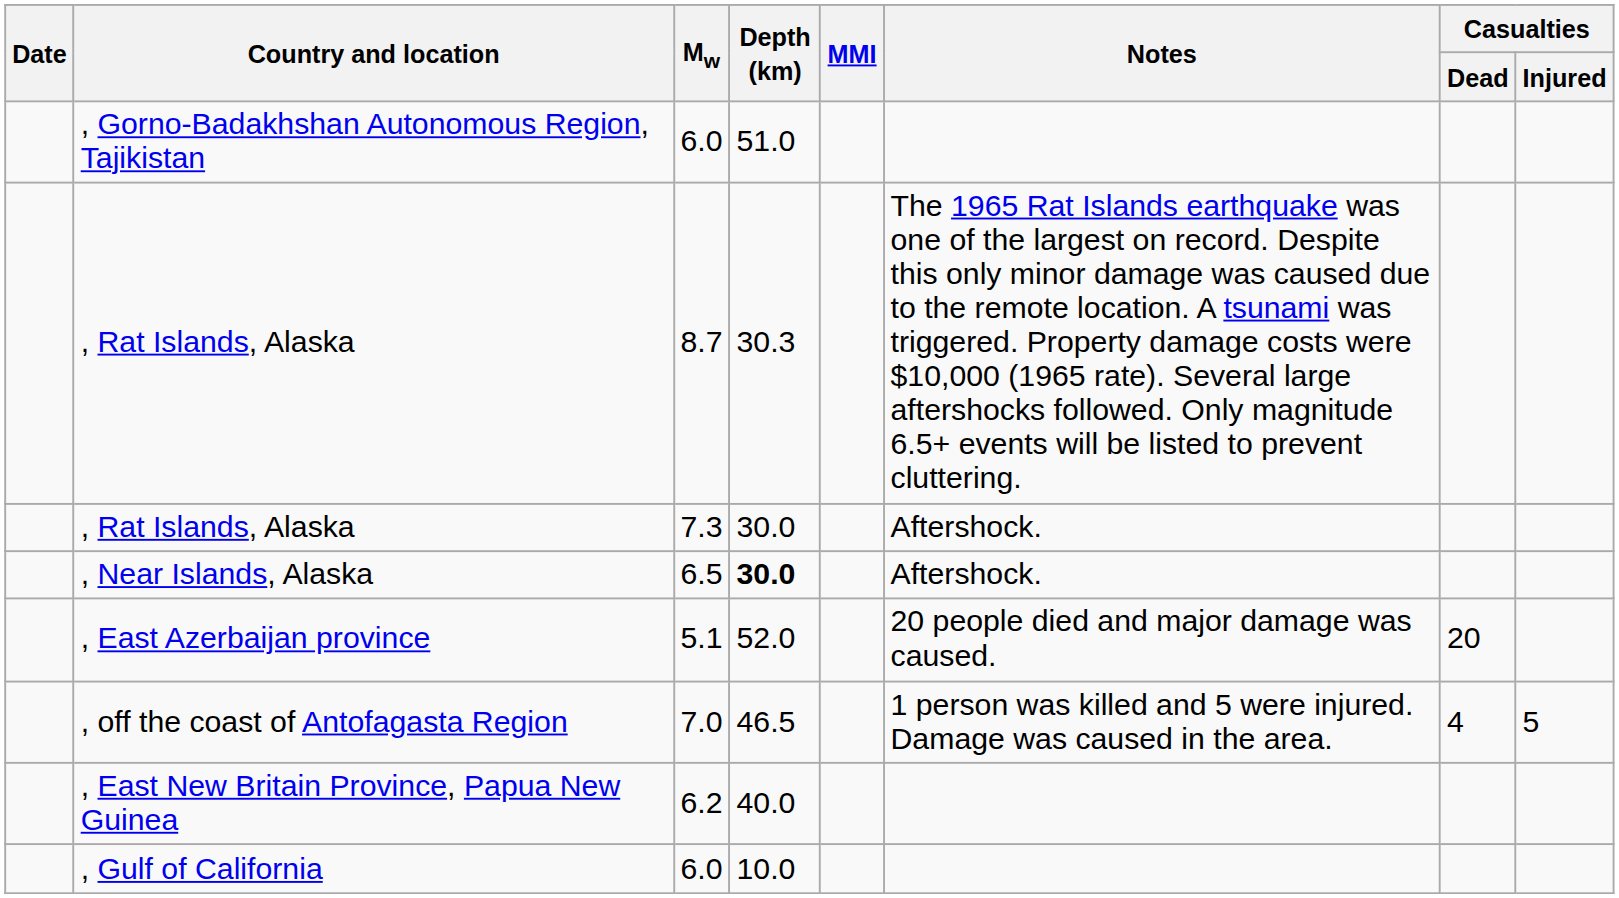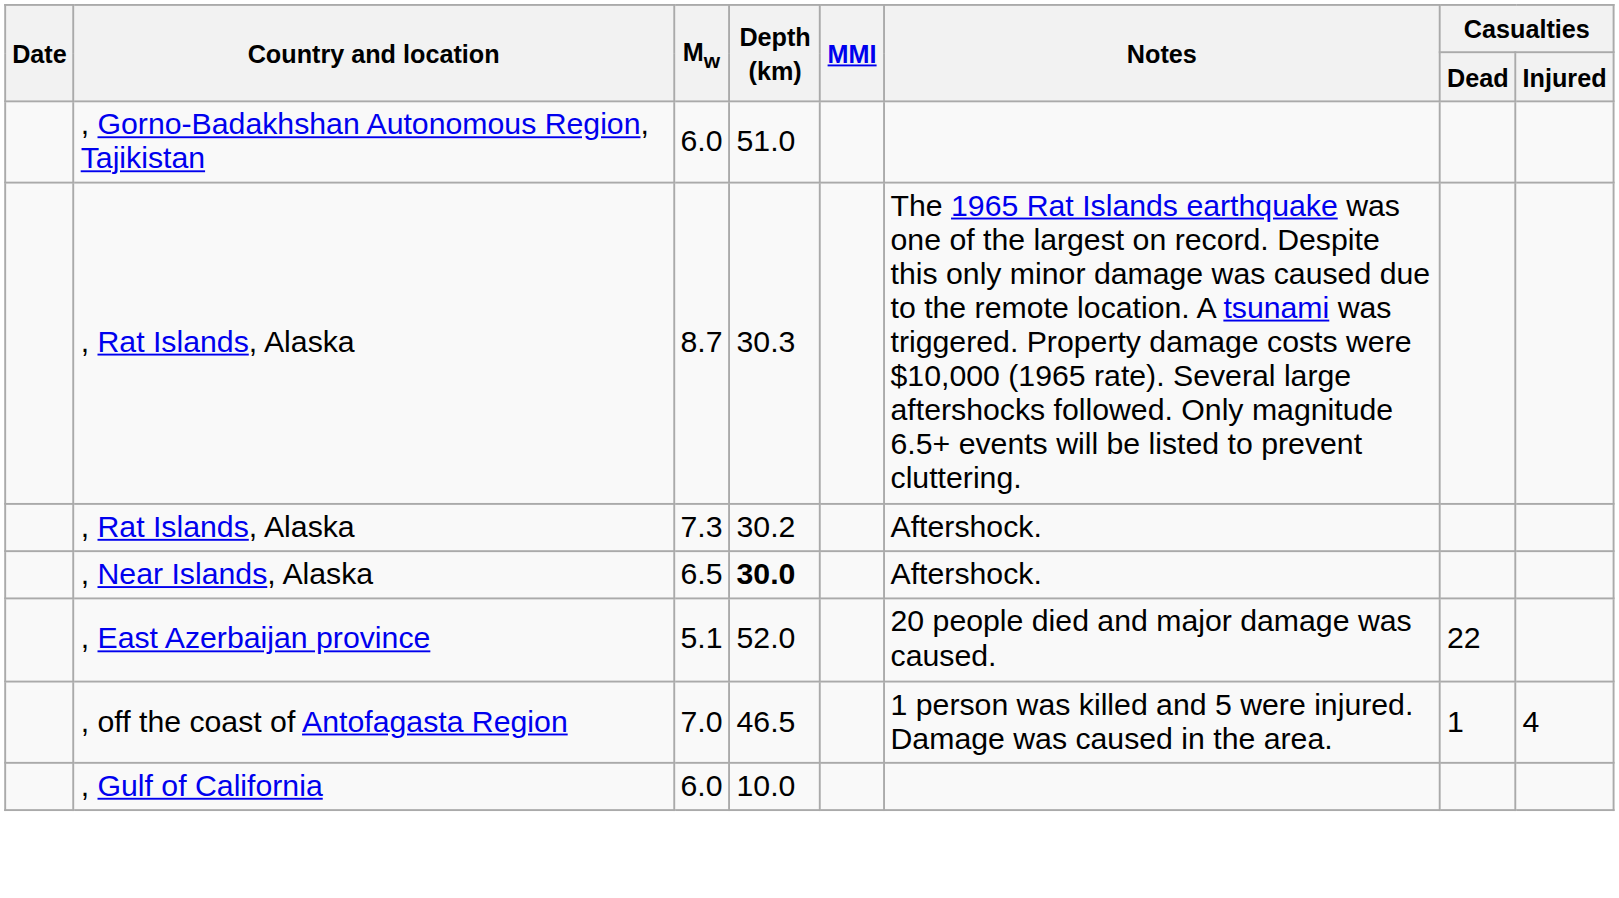(766, 526) 30.0 -> (766, 526) 30.2
(1464, 639) 20 -> (1464, 639) 22
(1455, 721) 4 -> (1455, 721) 1
(1531, 721) 5 -> (1531, 721) 4
- row: (350, 803)
